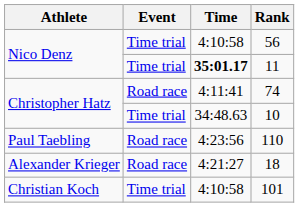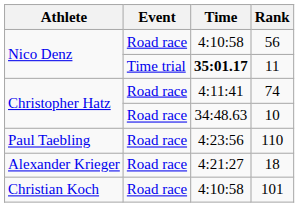(156, 41) Time trial -> (157, 41) Road race
(156, 116) Time trial -> (157, 116) Road race
(156, 190) Time trial -> (157, 190) Road race
